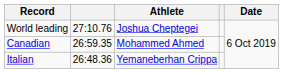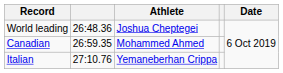(92, 28) 27:10.76 -> (92, 28) 26:48.36
(92, 60) 26:48.36 -> (92, 60) 27:10.76
